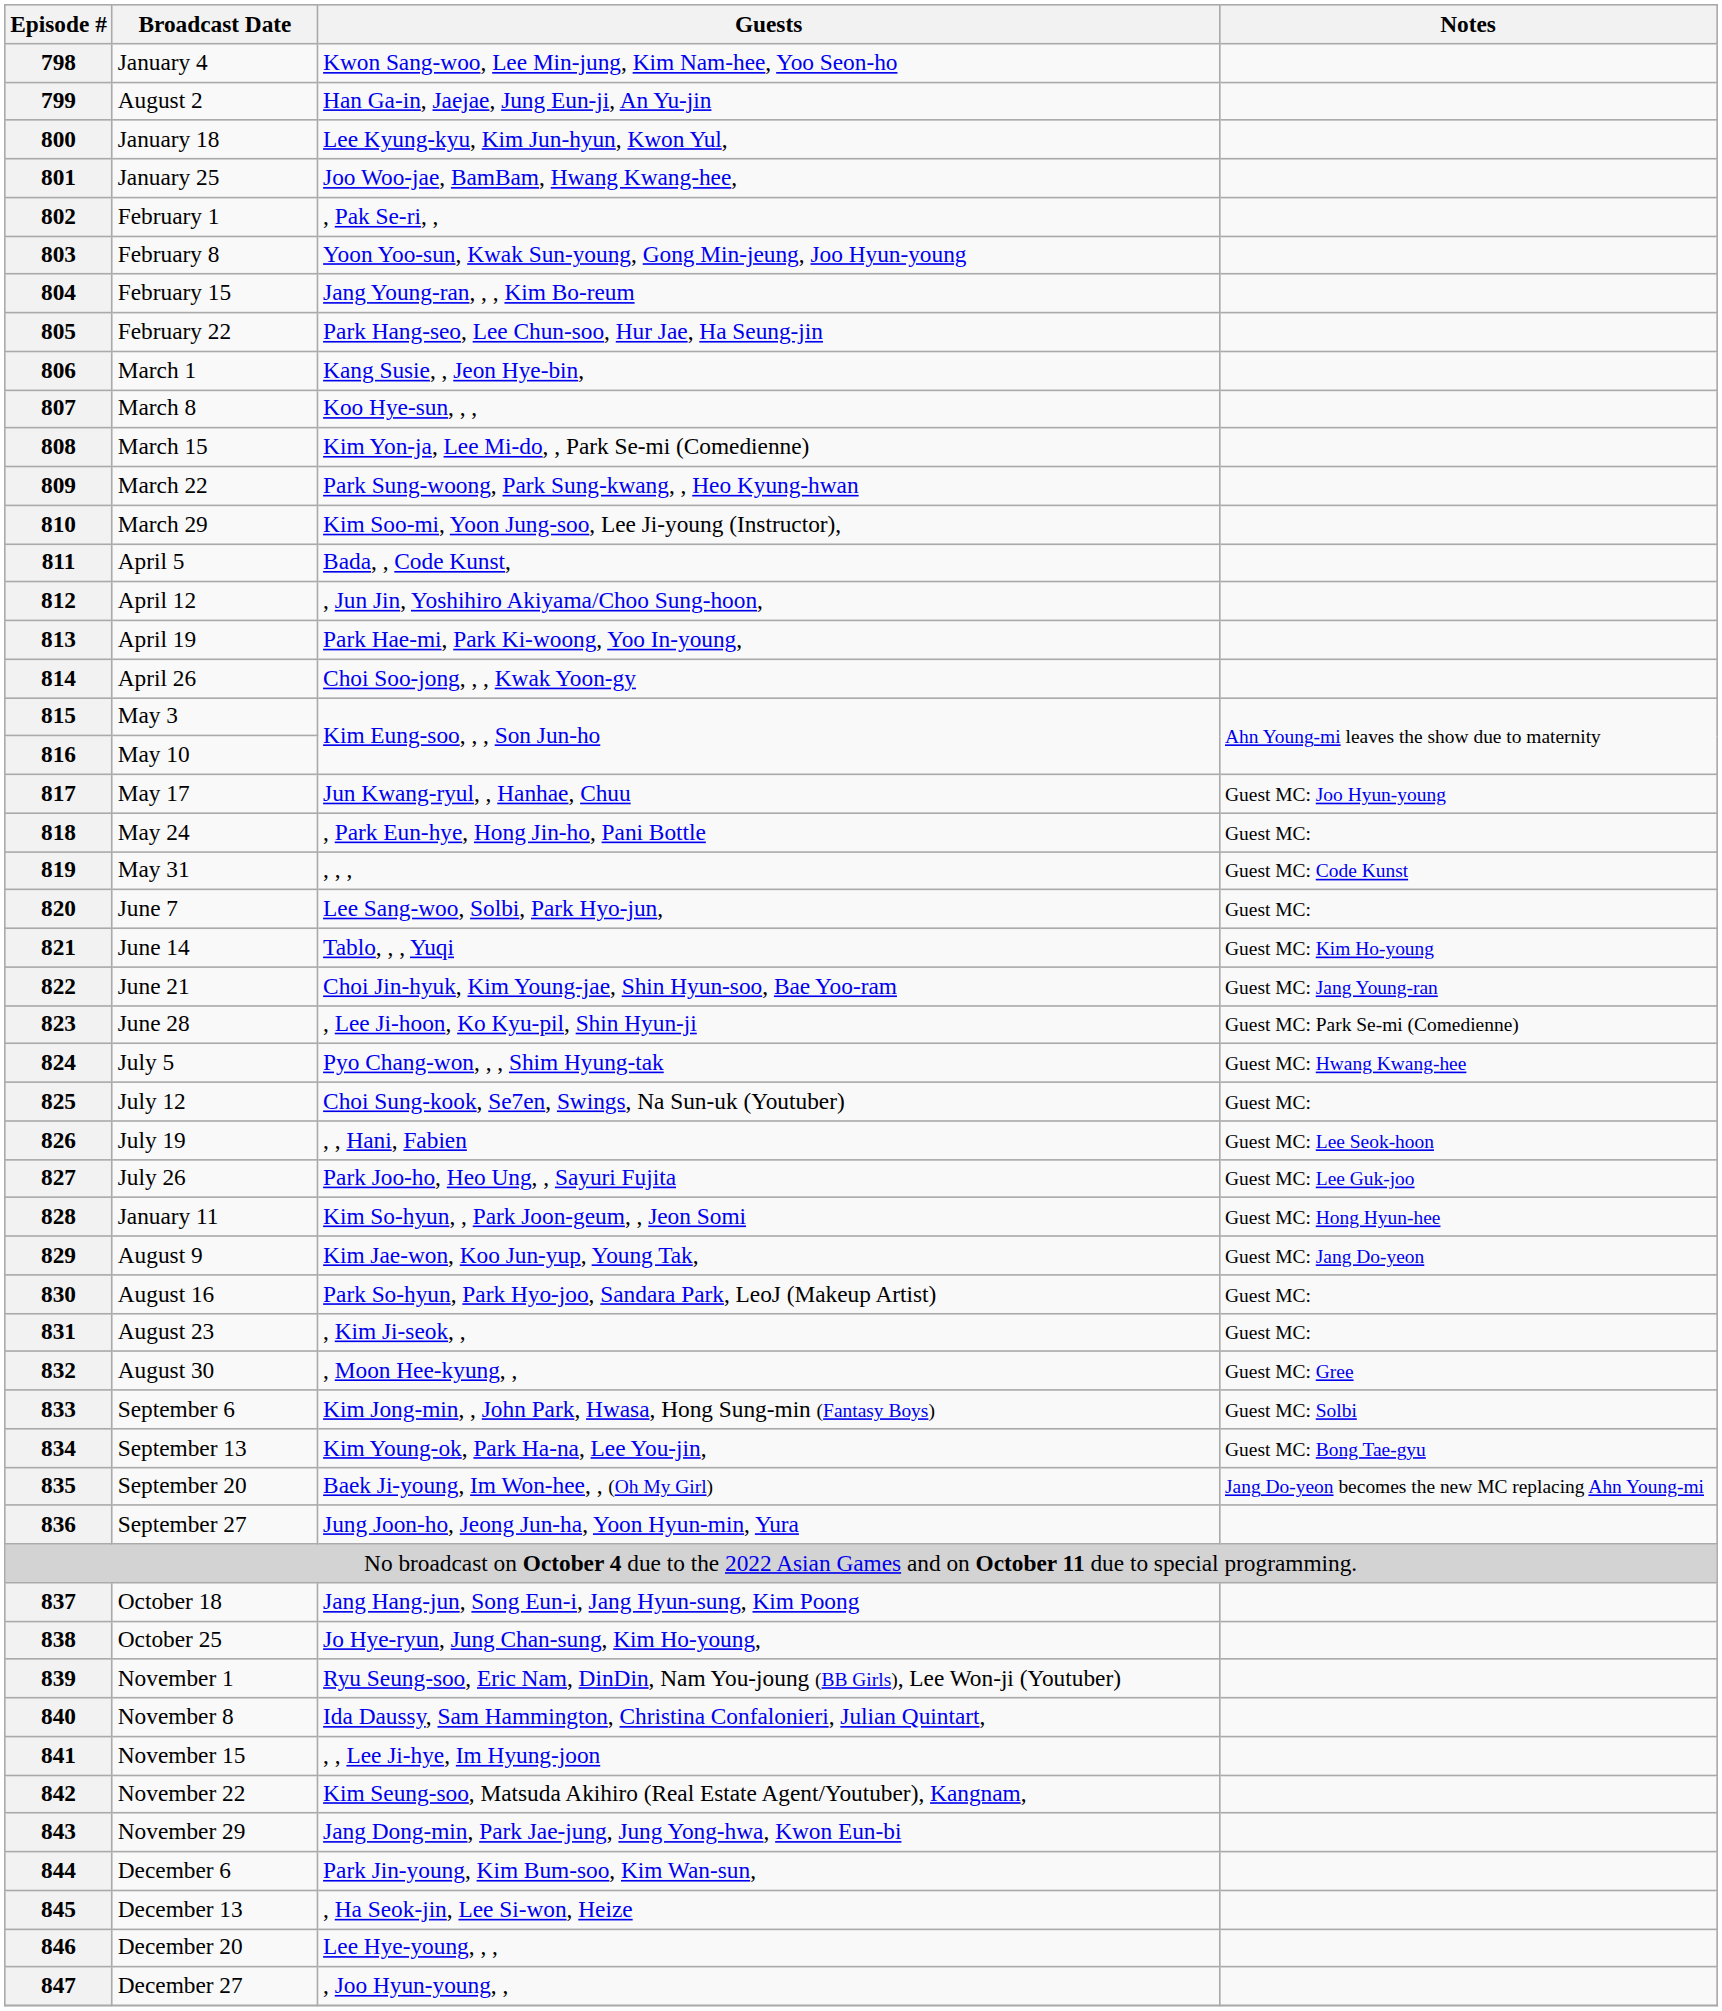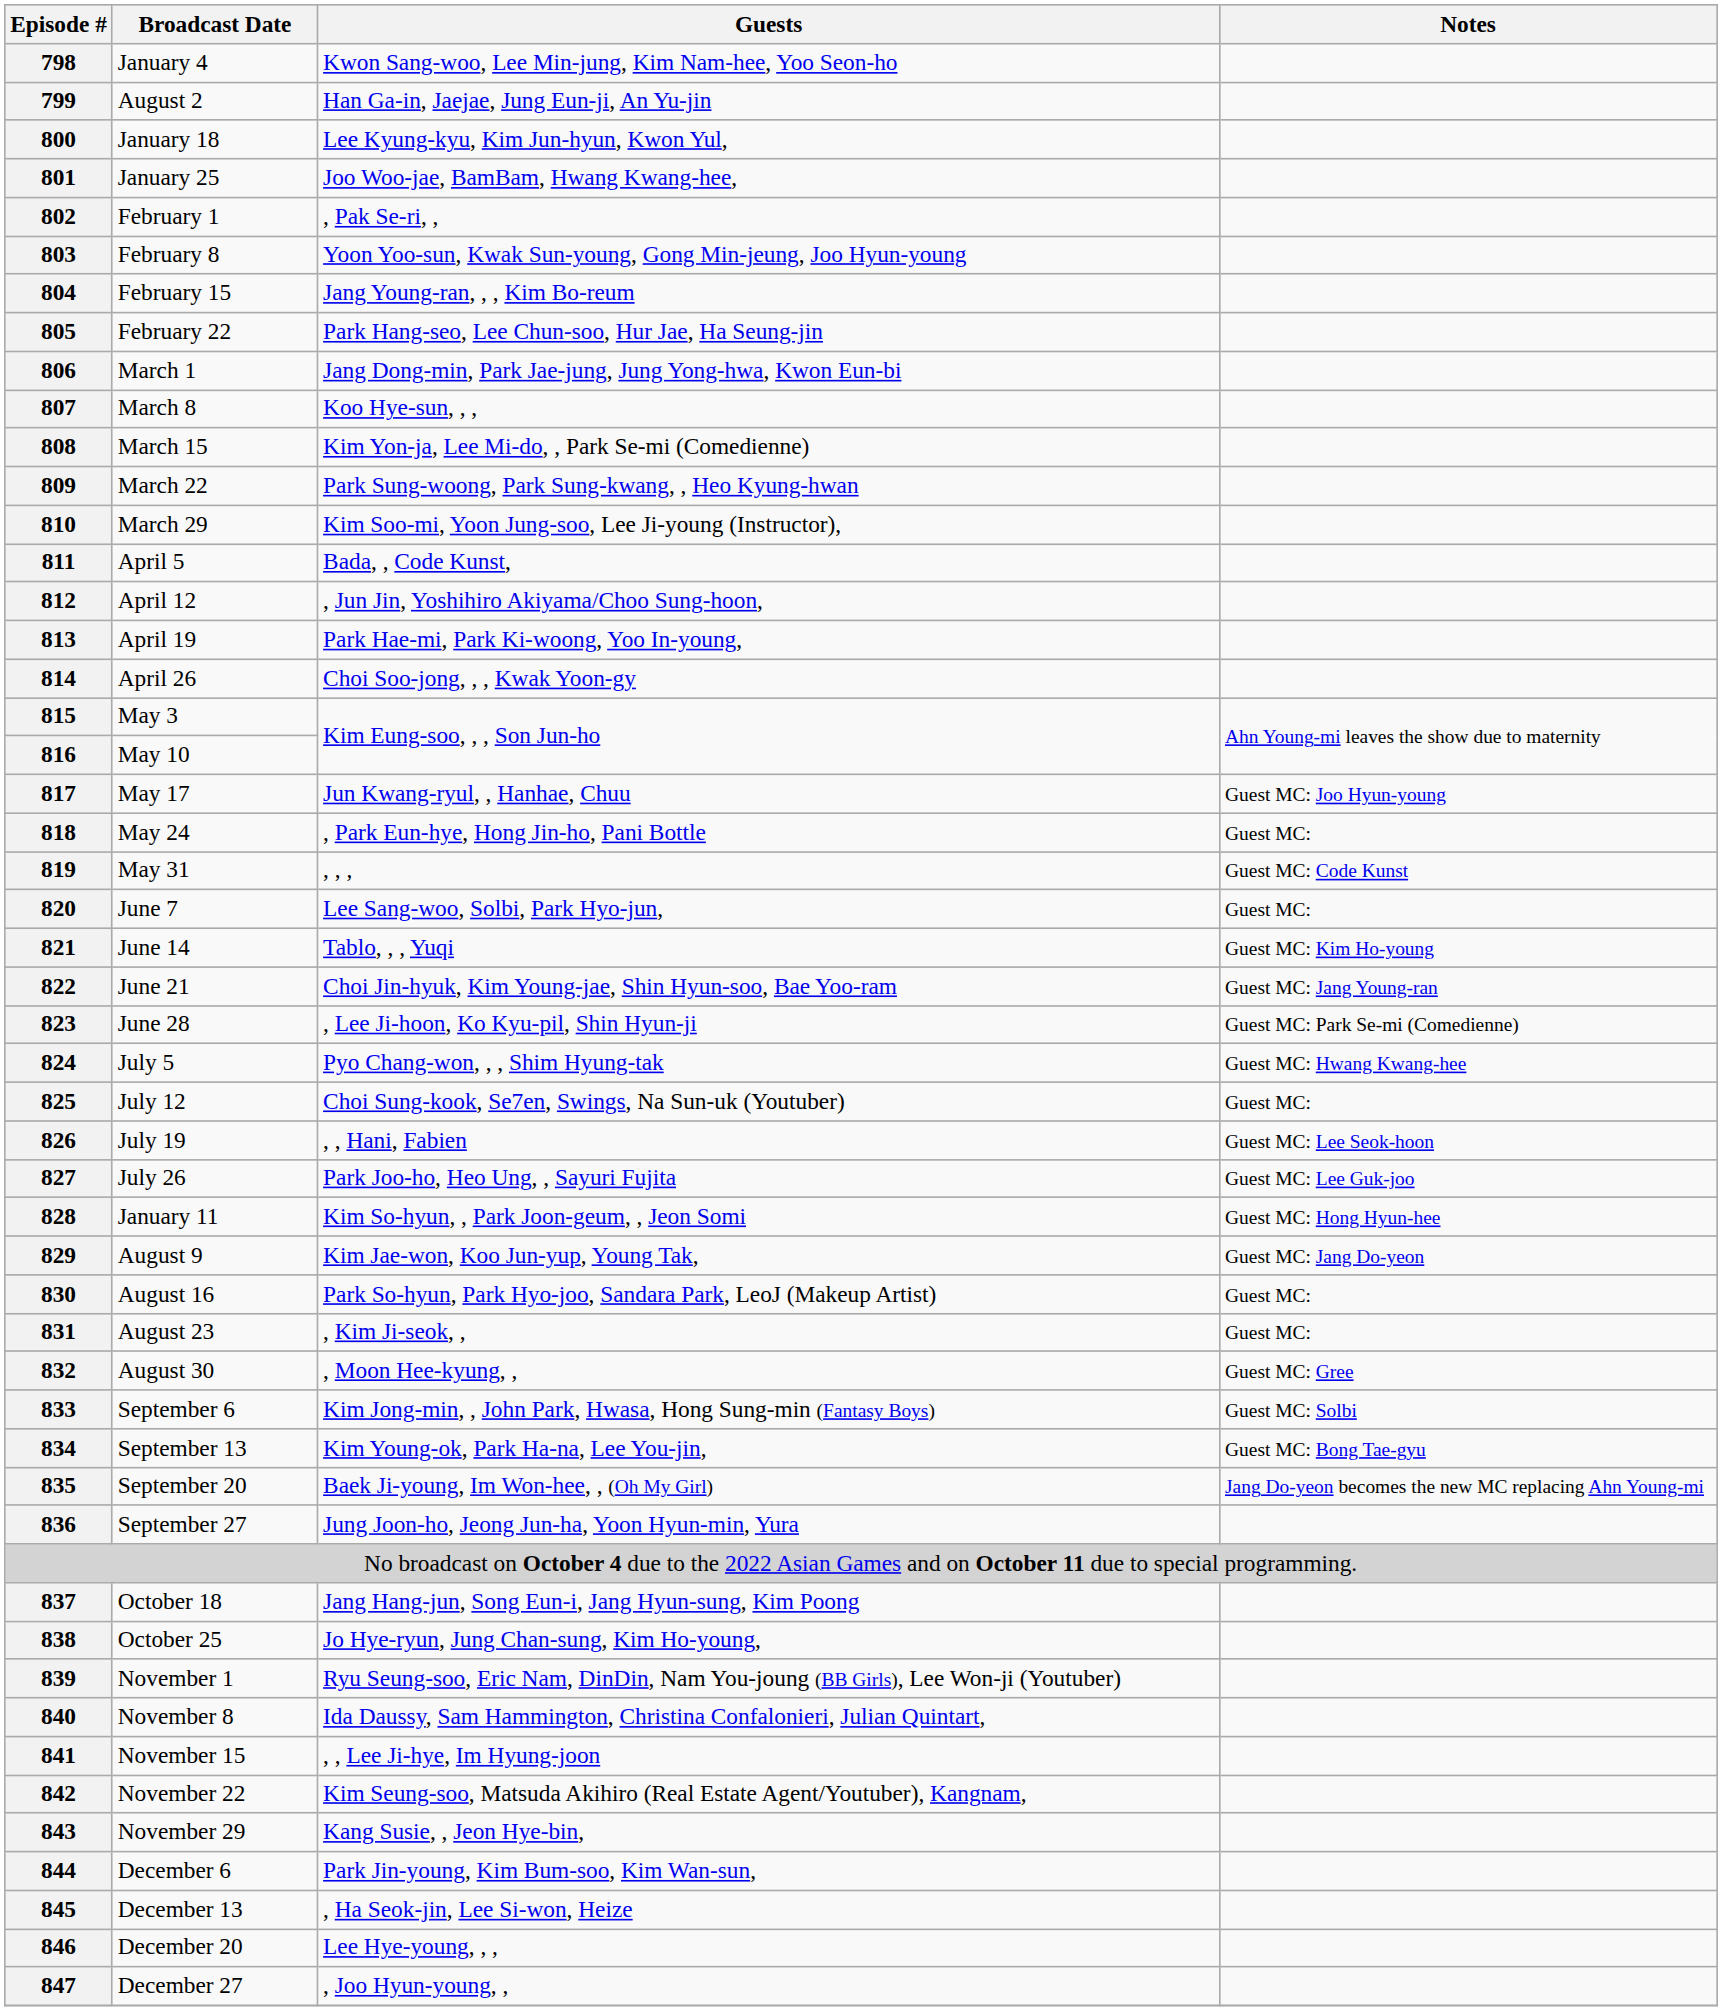(454, 370) Kang Susie, , Jeon Hye-bin, -> (612, 370) Jang Dong-min, Park Jae-jung, Jung Yong-hwa, Kwon Eun-bi
(612, 1832) Jang Dong-min, Park Jae-jung, Jung Yong-hwa, Kwon Eun-bi -> (454, 1832) Kang Susie, , Jeon Hye-bin,
